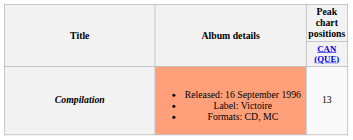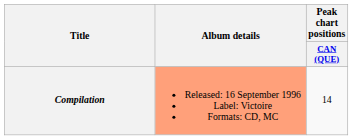(327, 100) 13 -> (327, 100) 14
